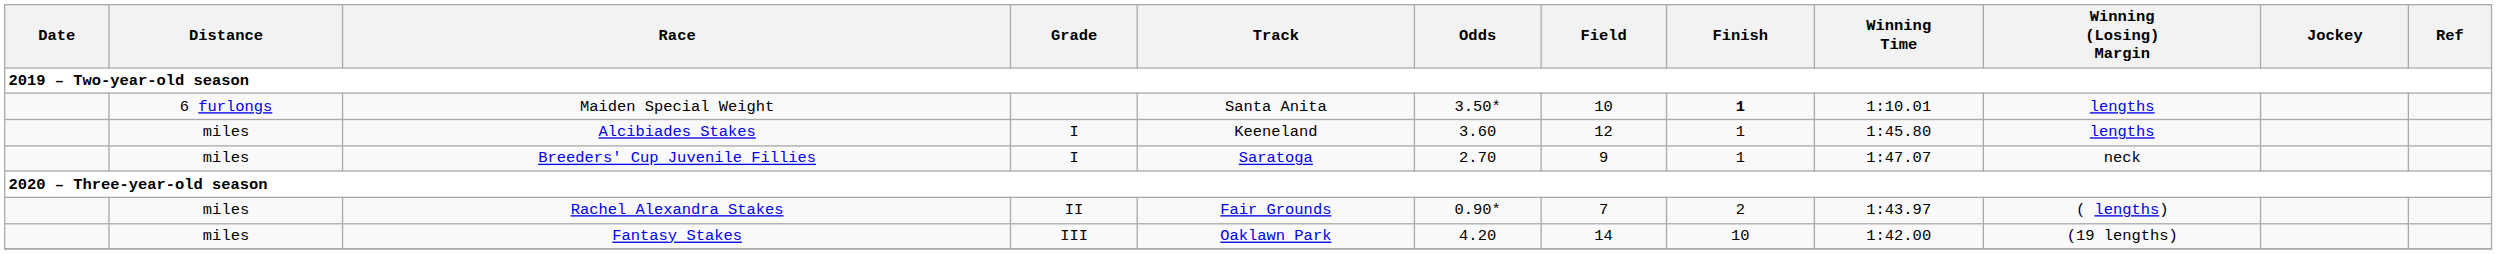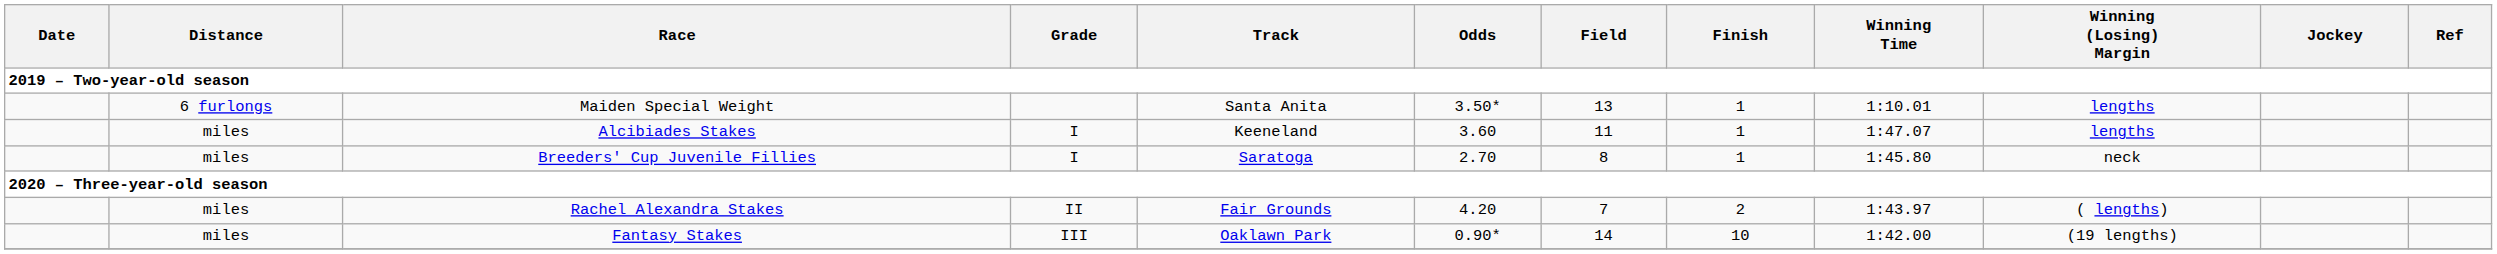(1604, 106) 10 -> (1604, 106) 13
(1740, 106) bold -> (1740, 106) normal
(1604, 132) 12 -> (1604, 132) 11
(1899, 132) 1:45.80 -> (1899, 132) 1:47.07
(1604, 158) 9 -> (1604, 158) 8
(1899, 158) 1:47.07 -> (1899, 158) 1:45.80
(1478, 210) 0.90* -> (1478, 210) 4.20
(1478, 236) 4.20 -> (1478, 236) 0.90*
